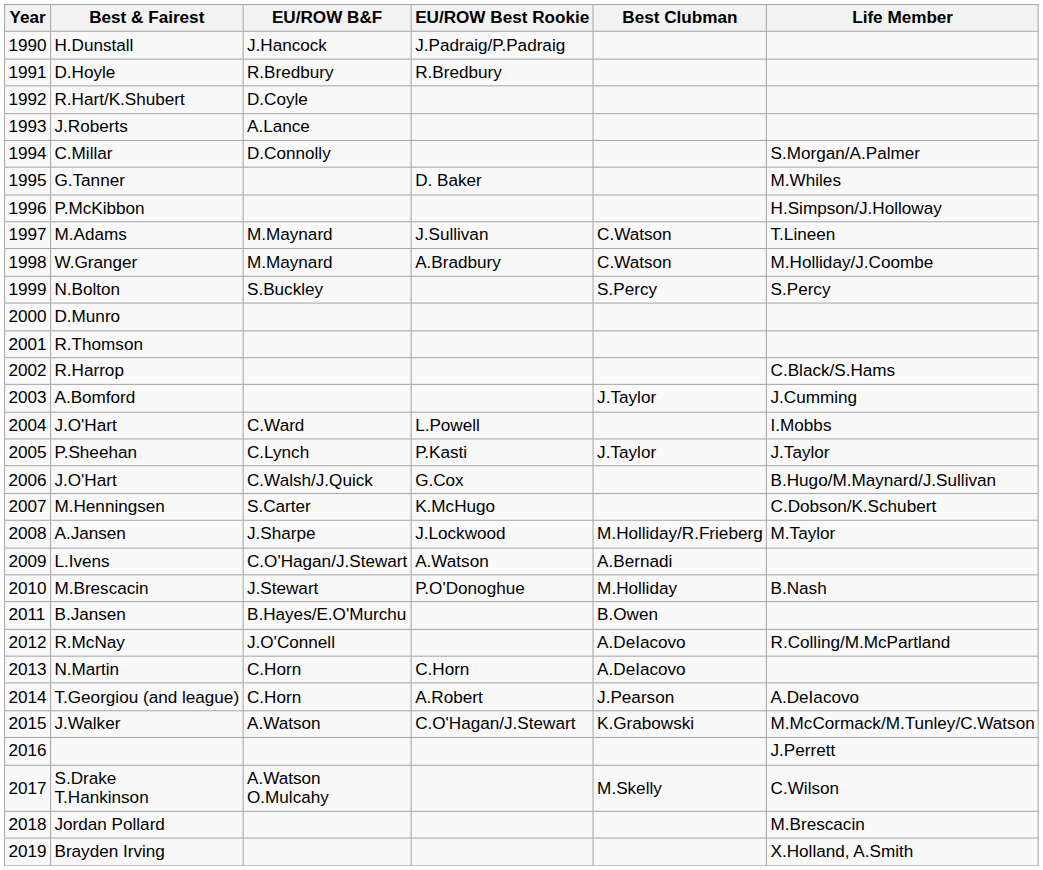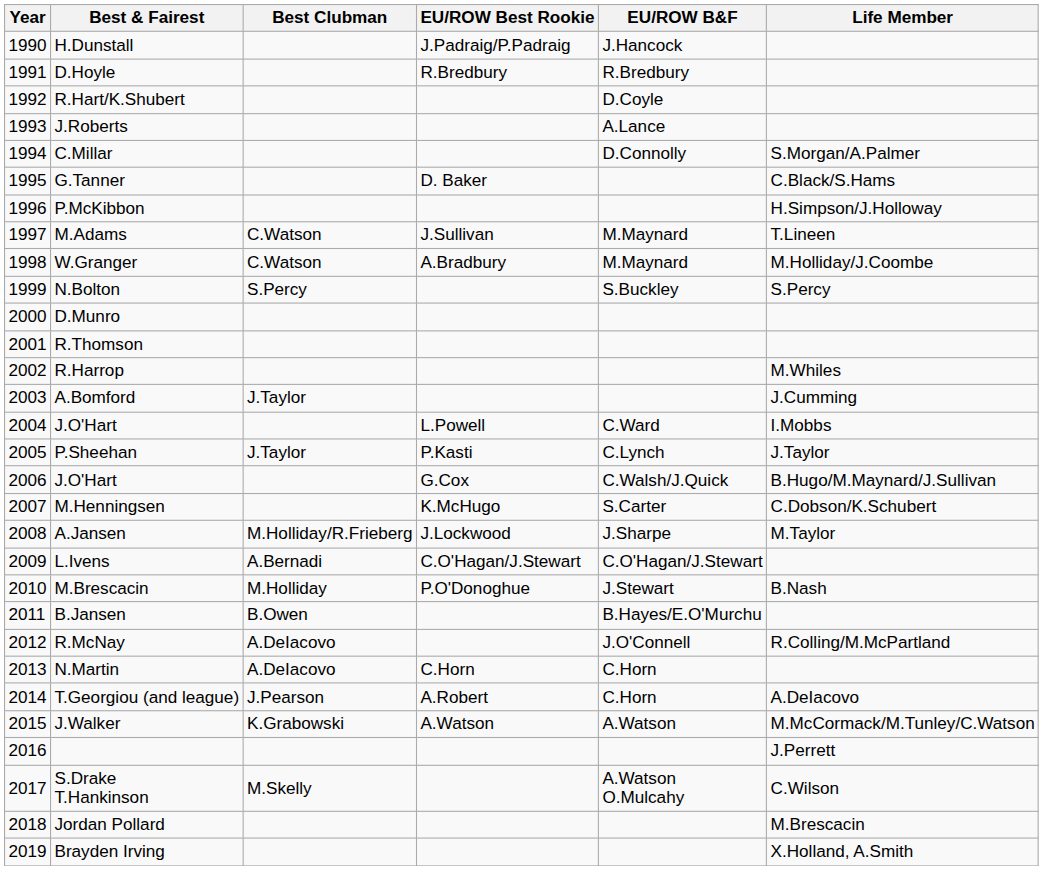columns swapped: (327, 18) <-> (680, 18)
(806, 180) M.Whiles -> (833, 180) C.Black/S.Hams
(833, 371) C.Black/S.Hams -> (806, 371) M.Whiles
(452, 561) A.Watson -> (501, 561) C.O'Hagan/J.Stewart
(495, 724) C.O'Hagan/J.Stewart -> (457, 724) A.Watson
